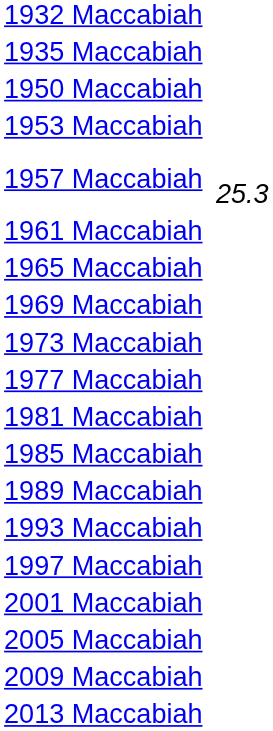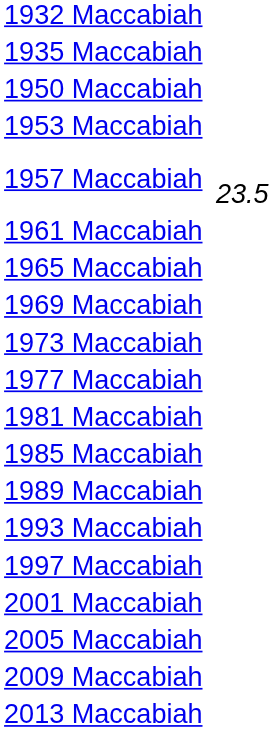(242, 194) 25.3 -> (242, 194) 23.5
